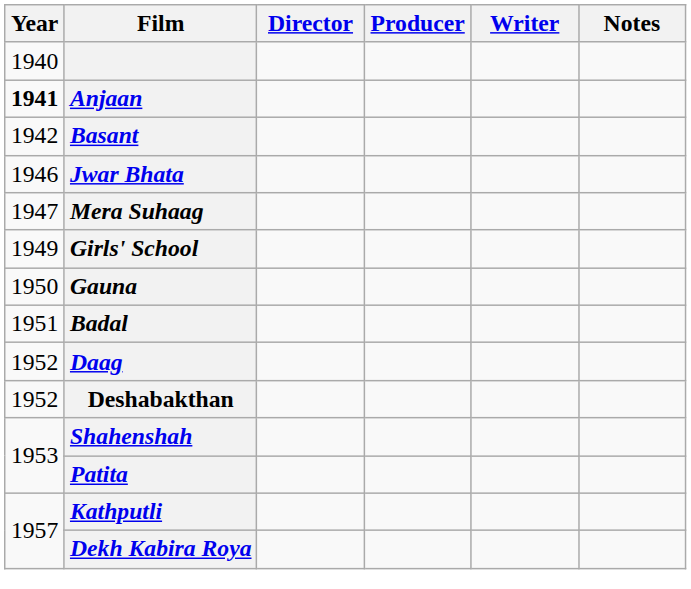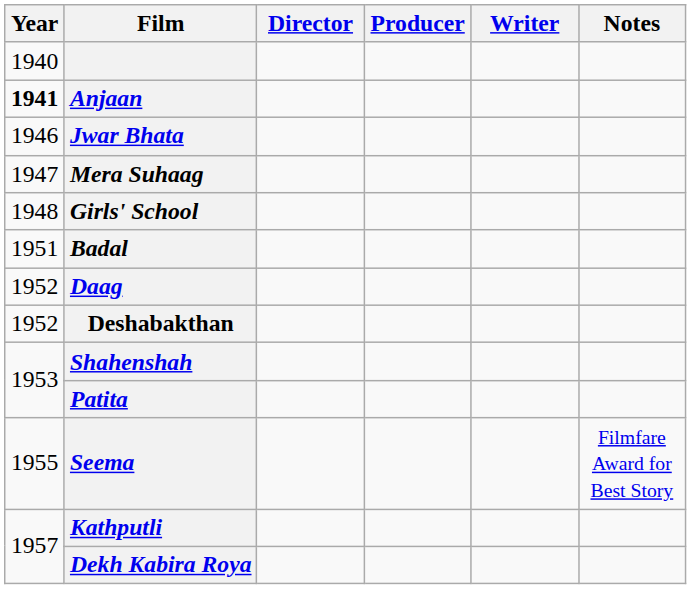- row: (104, 135)
(35, 248) 1949 -> (35, 211) 1948
- row: (104, 286)
+ row: (102, 463)
